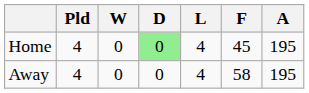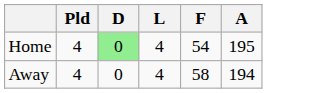- column: (118, 18)
(242, 46) 45 -> (201, 46) 54
(283, 74) 195 -> (242, 74) 194
